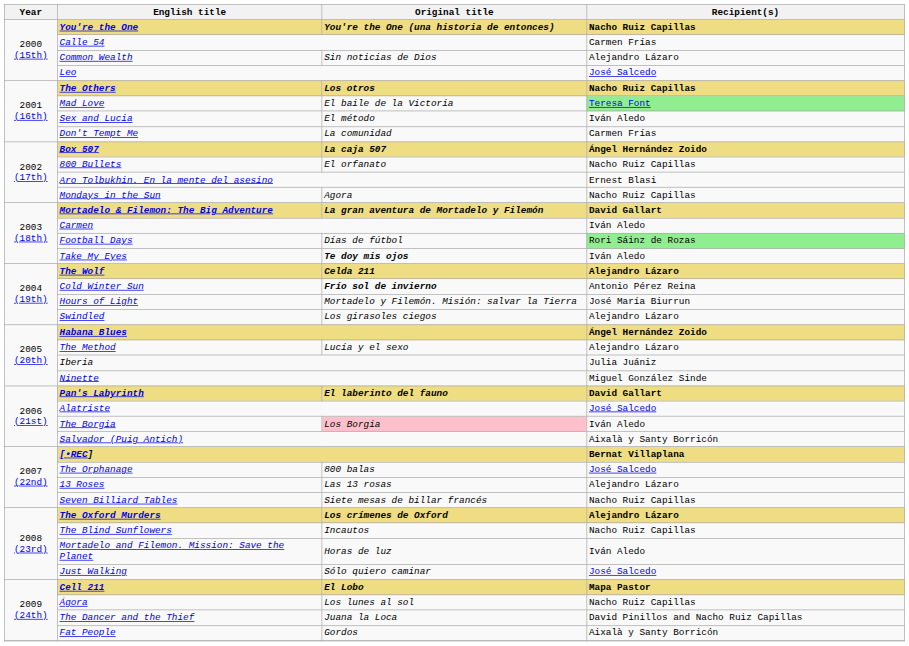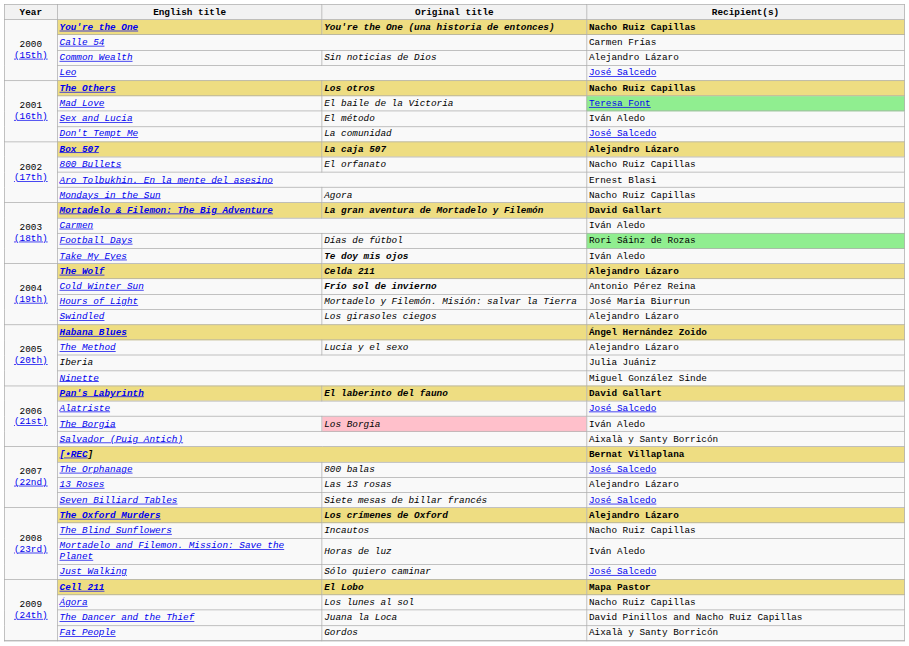(623, 134) Carmen Frías -> (623, 134) José Salcedo
(648, 149) Ángel Hernández Zoido -> (634, 149) Alejandro Lázaro
(642, 500) Nacho Ruiz Capillas -> (623, 500) José Salcedo
